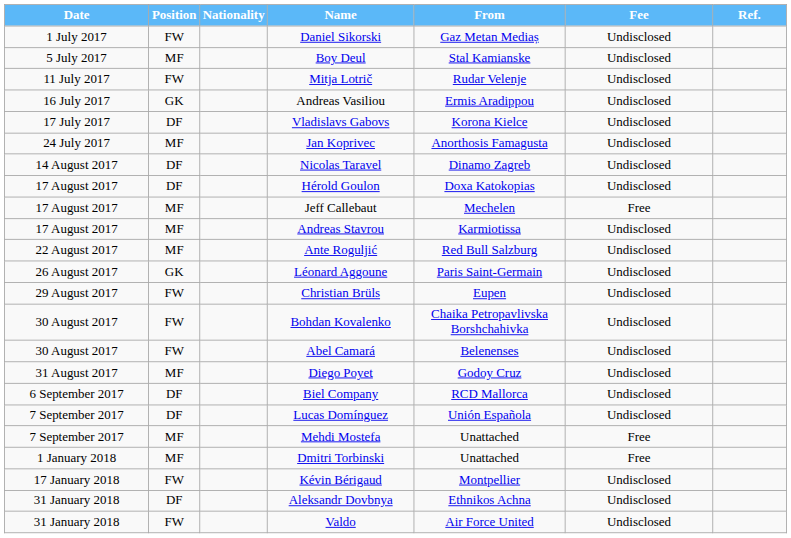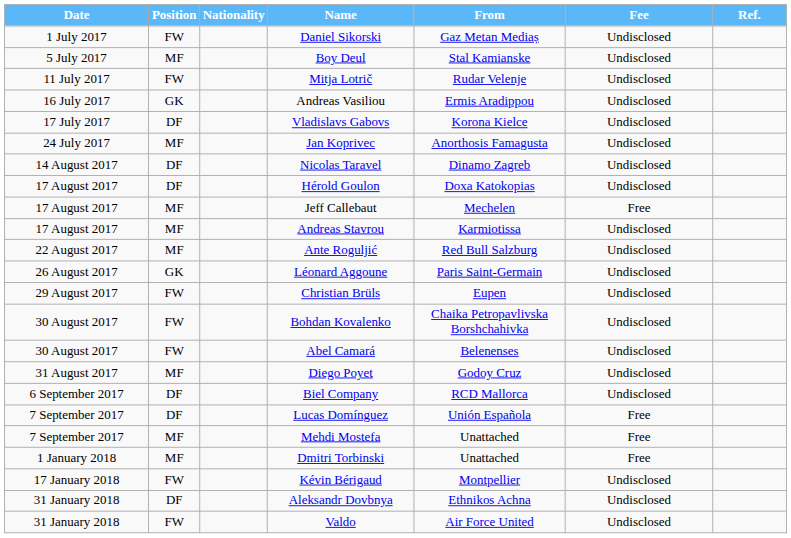(639, 415) Undisclosed -> (639, 415) Free
